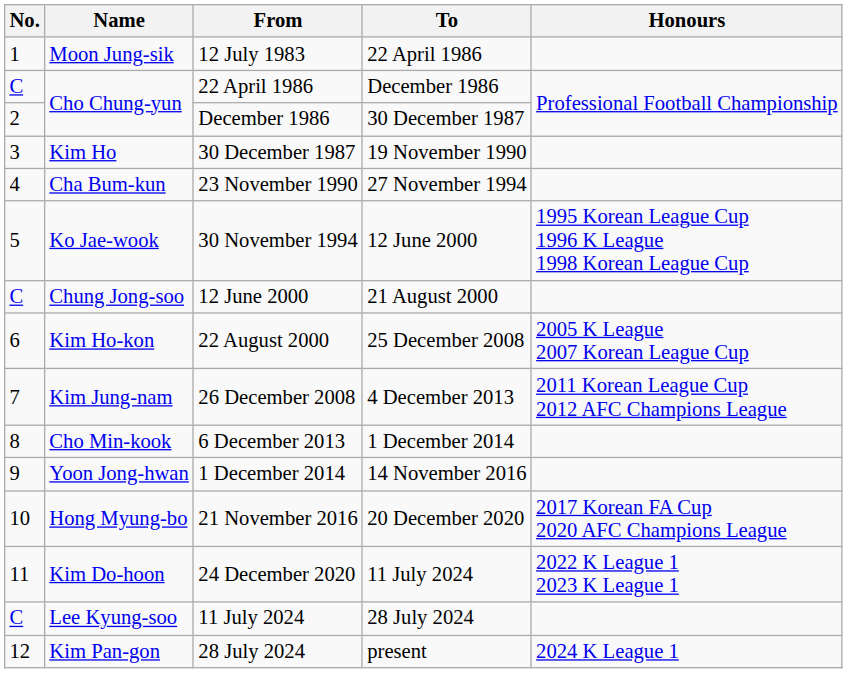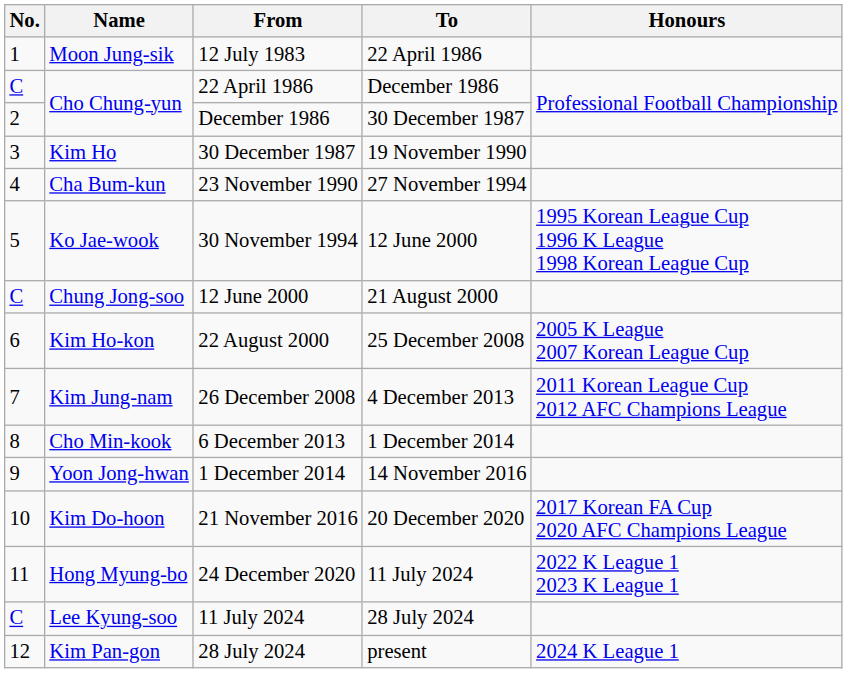(118, 518) Hong Myung-bo -> (107, 518) Kim Do-hoon
(107, 574) Kim Do-hoon -> (118, 574) Hong Myung-bo
